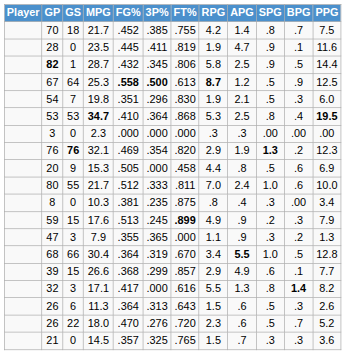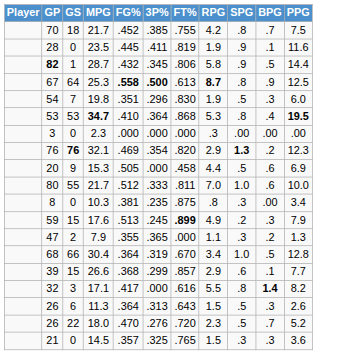- column: (242, 13)
(270, 82) .5 -> (242, 82) .8
(73, 237) 3 -> (73, 237) 2
